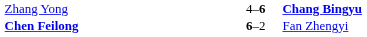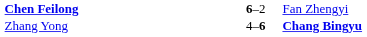rows swapped: (36, 9) <-> (42, 26)
